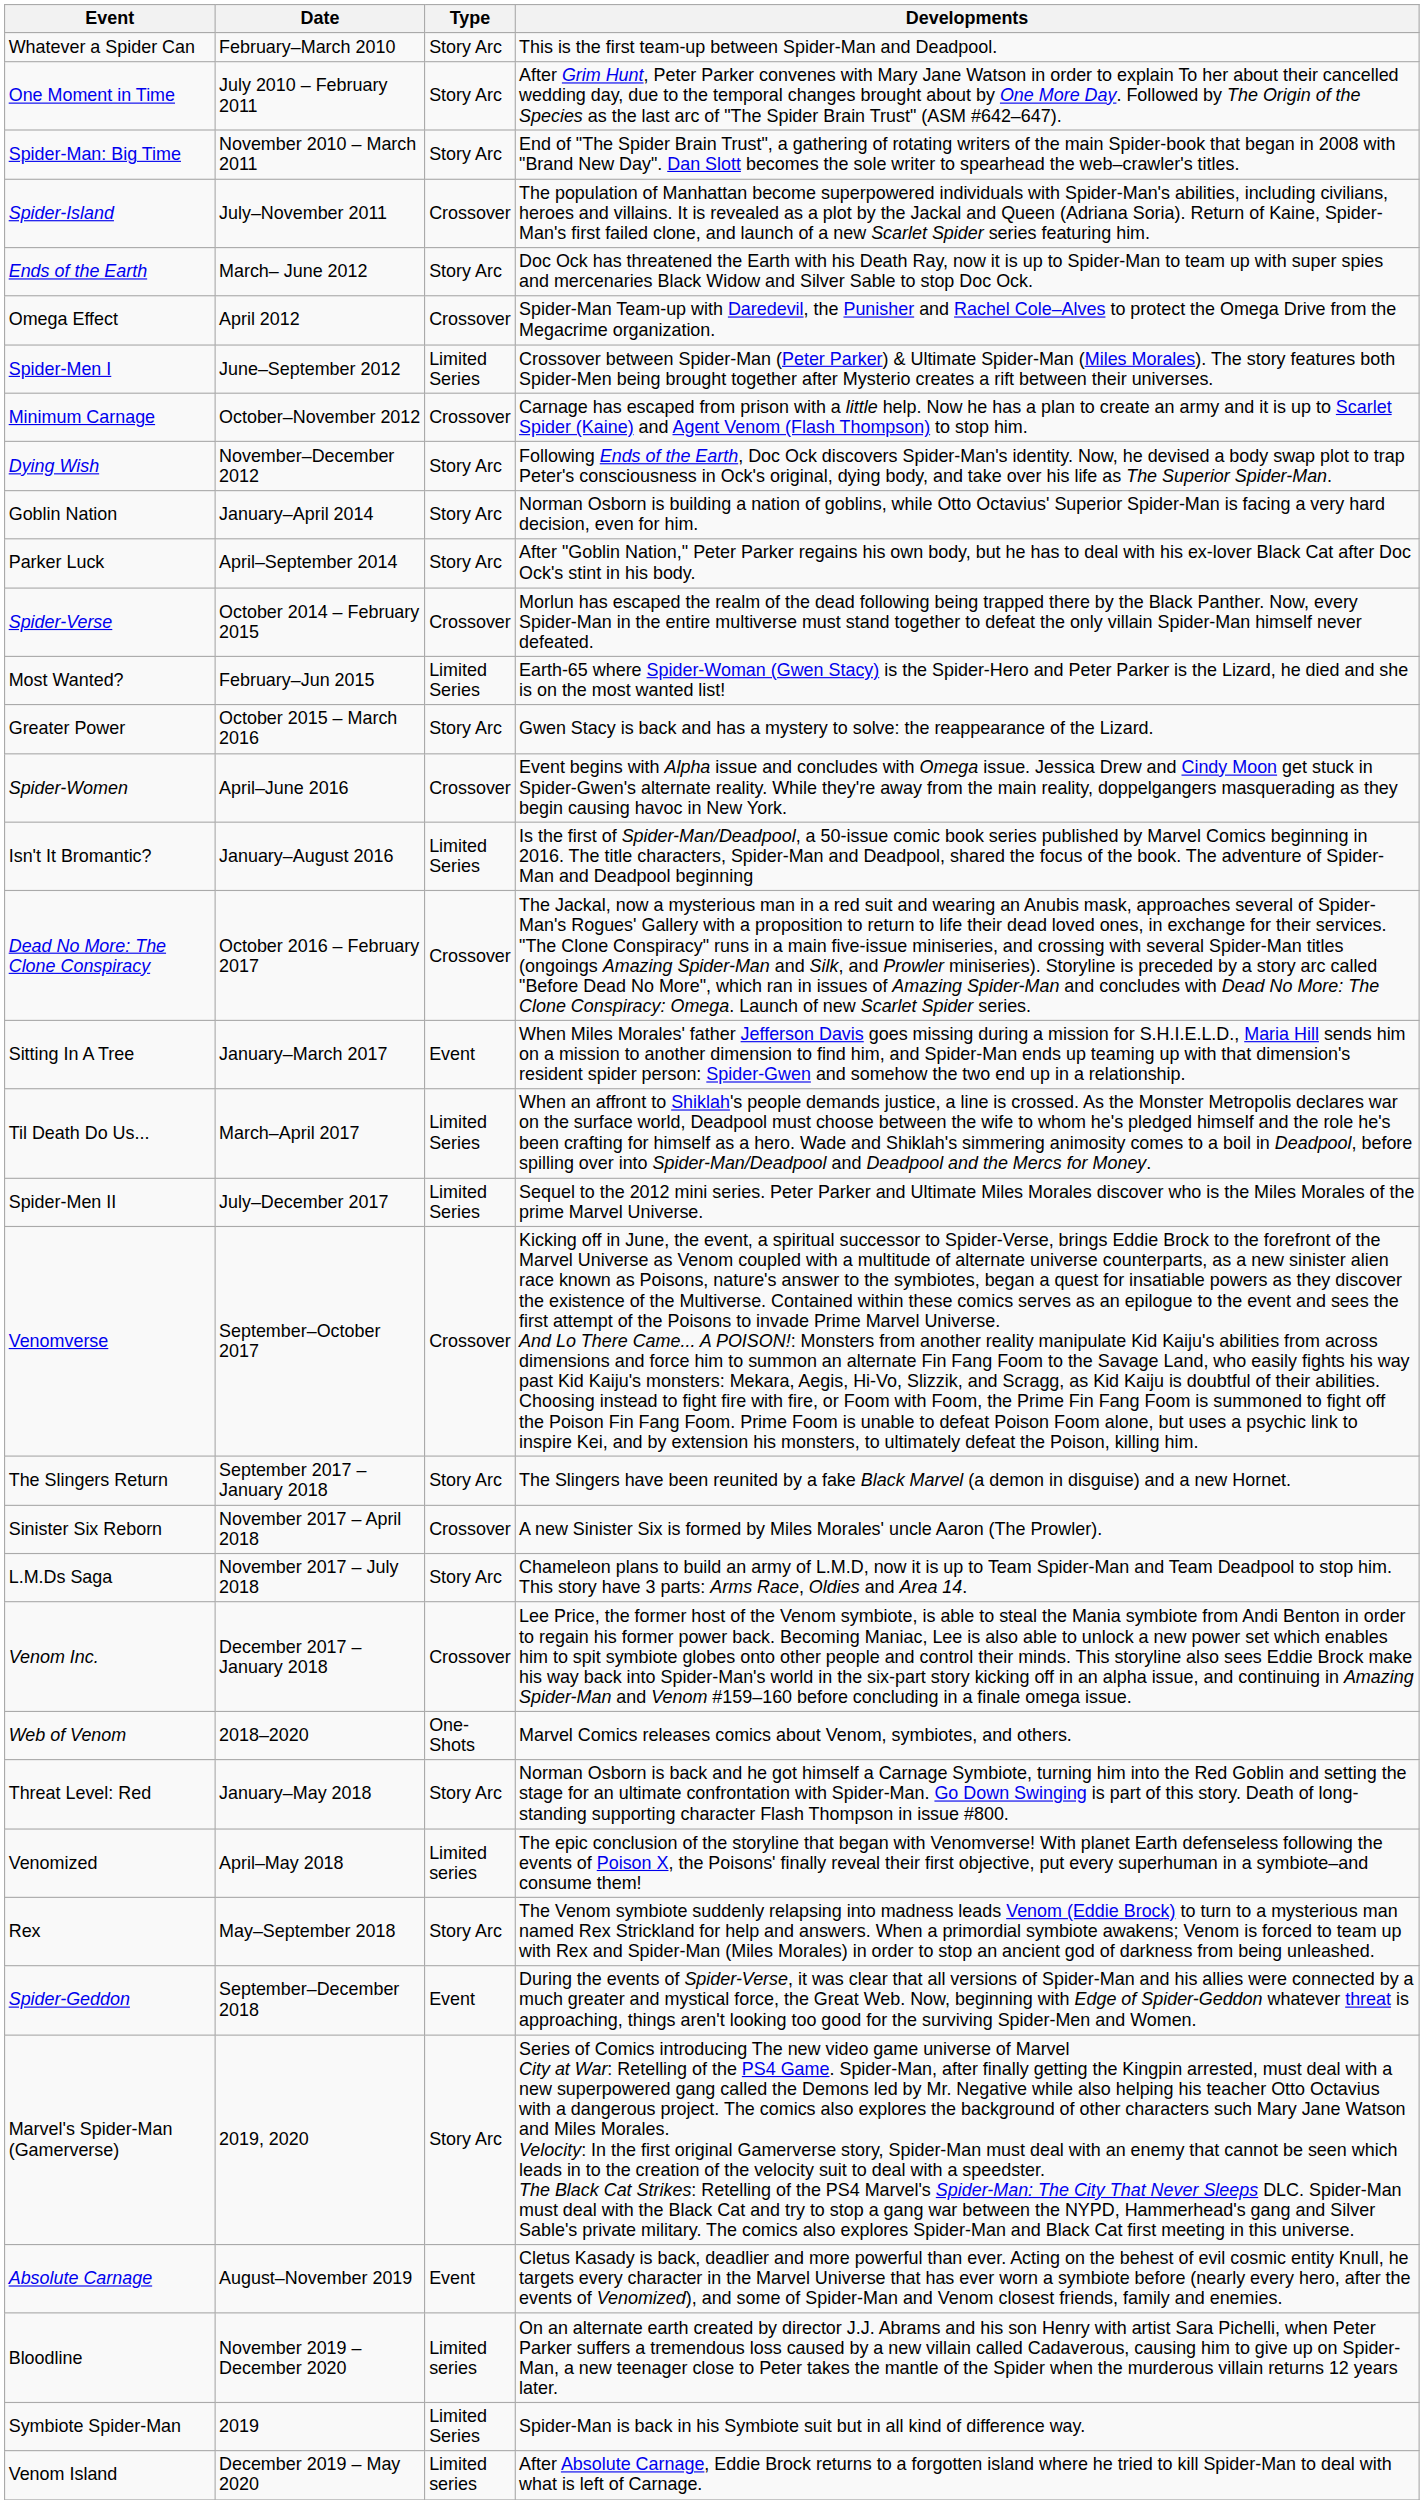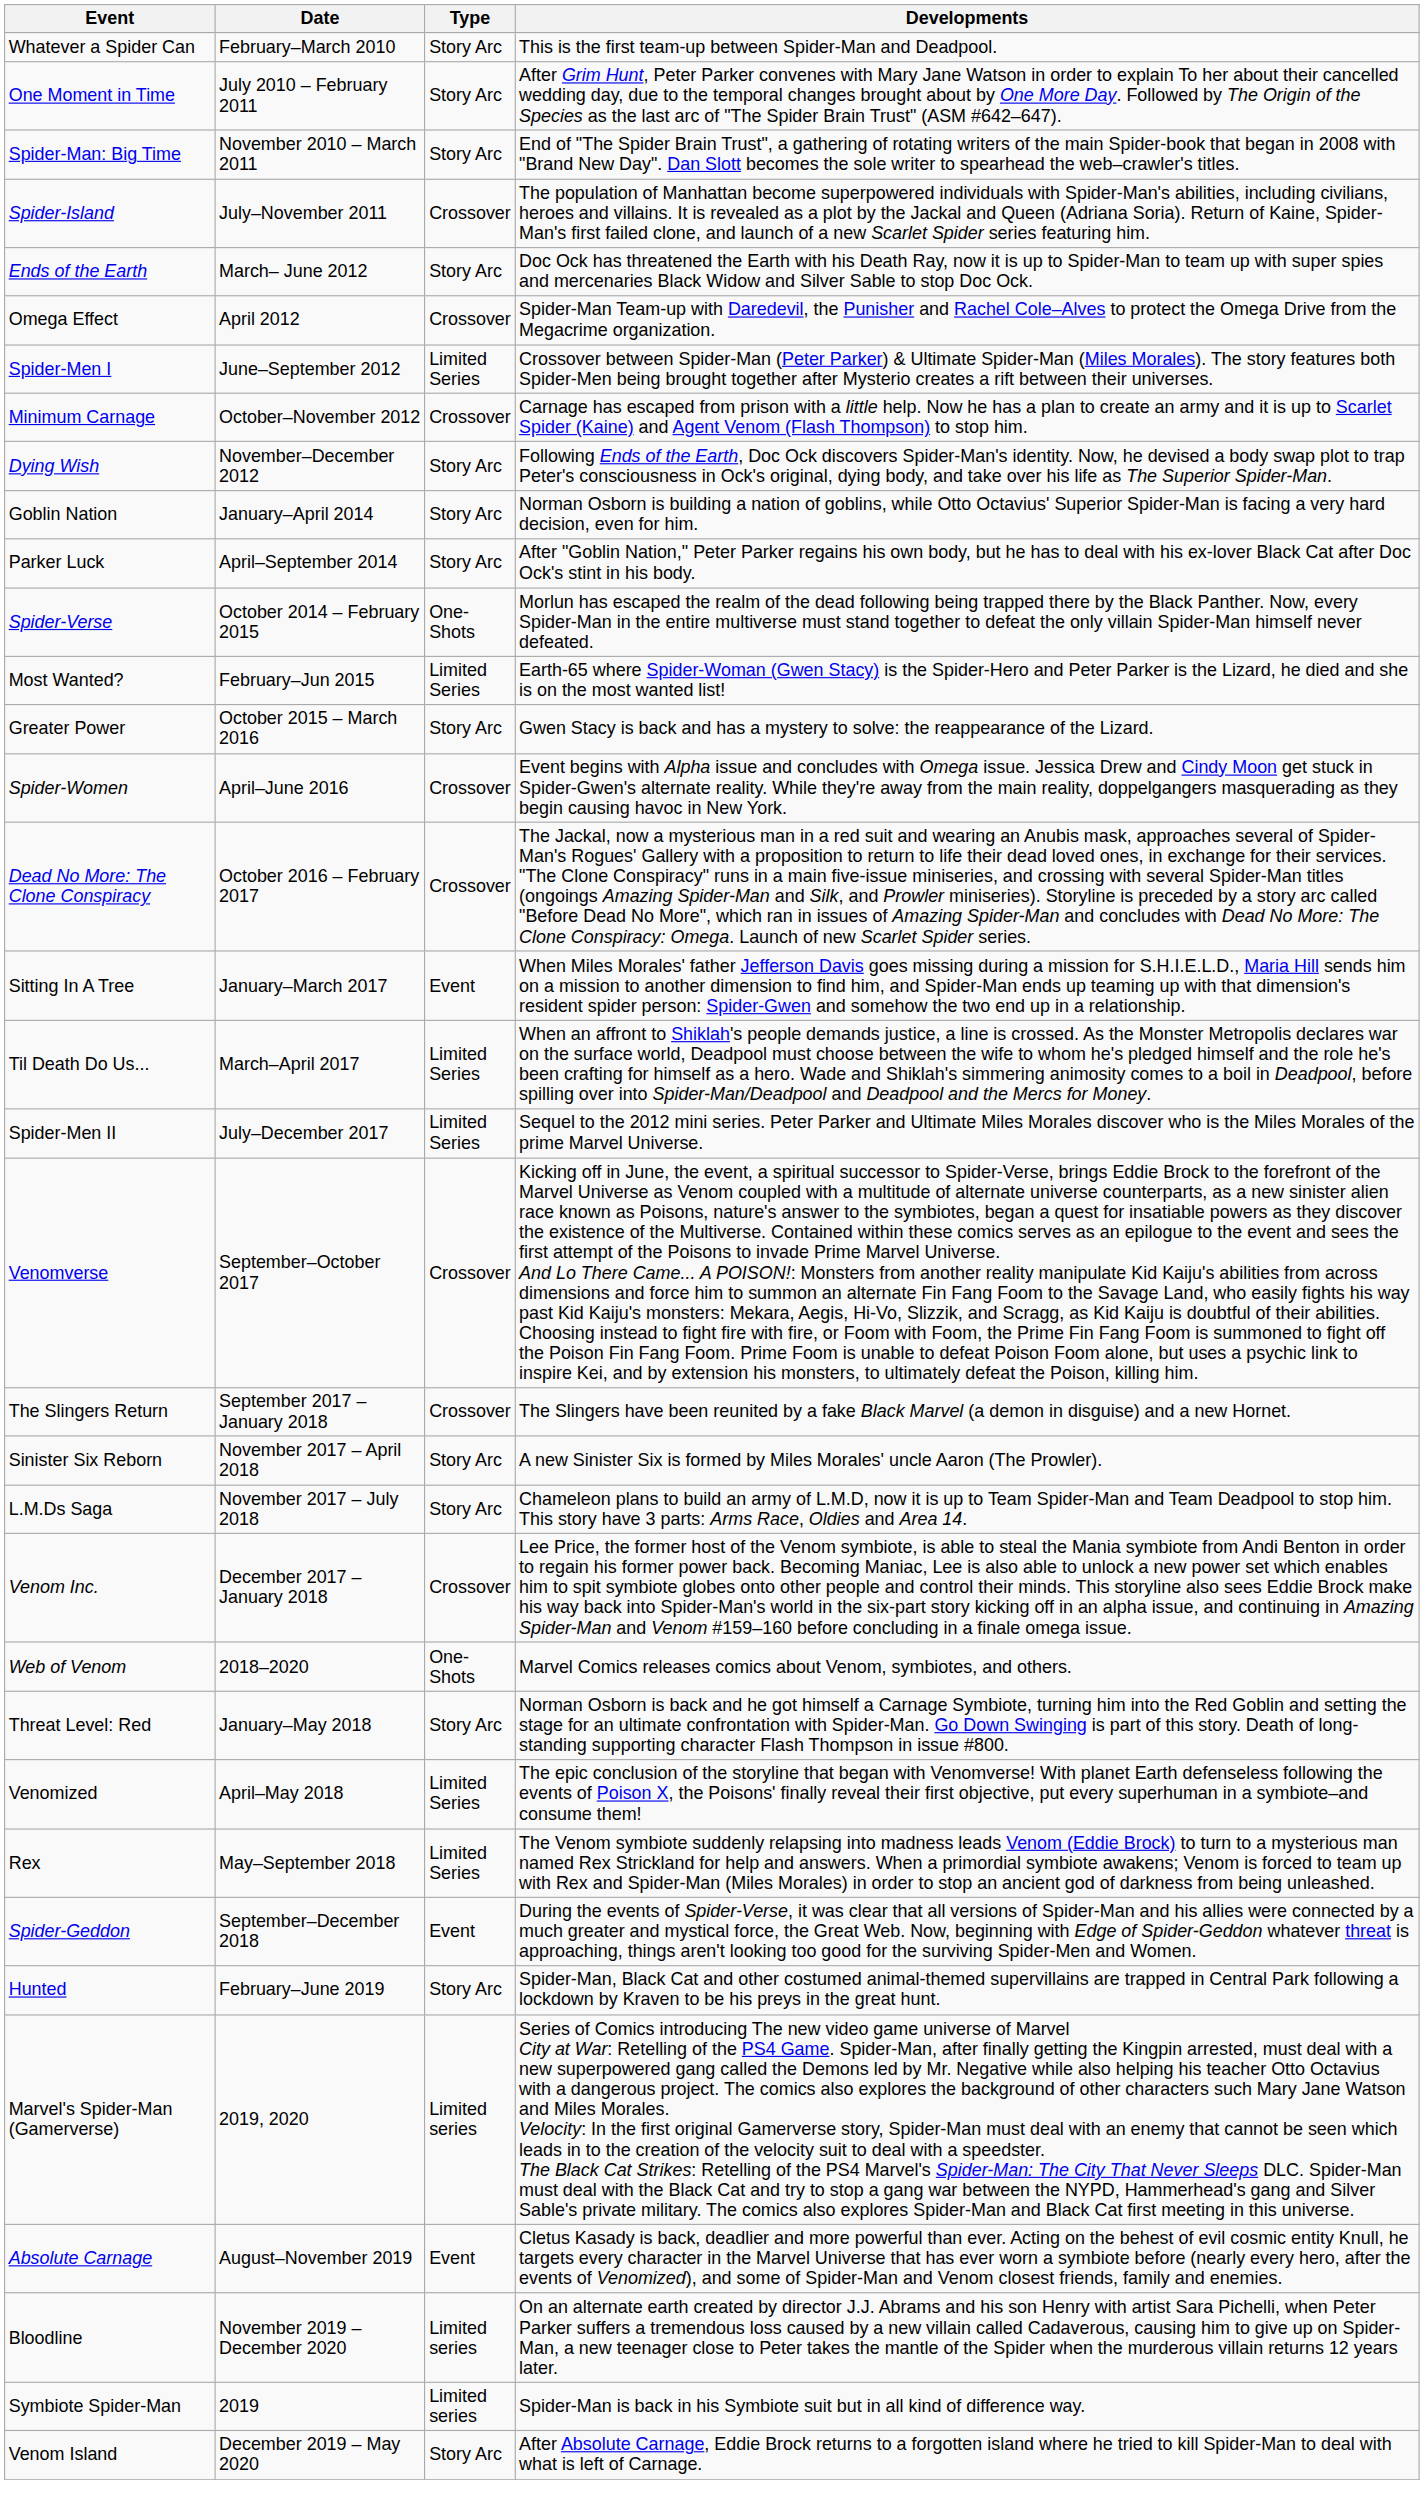(470, 621) Crossover -> (452, 621) One-Shots
- row: (80, 856)
(465, 1480) Story Arc -> (470, 1411) Crossover
(470, 1529) Crossover -> (465, 1460) Story Arc
(458, 1862) Limited series -> (458, 1794) Limited Series
(465, 1931) Story Arc -> (458, 1862) Limited Series
+ row: (38, 1990)
(465, 2139) Story Arc -> (458, 2119) Limited series
(458, 2426) Limited Series -> (458, 2406) Limited series
(458, 2475) Limited series -> (465, 2454) Story Arc
